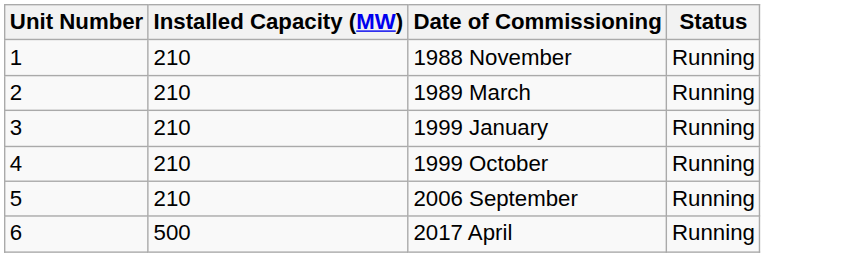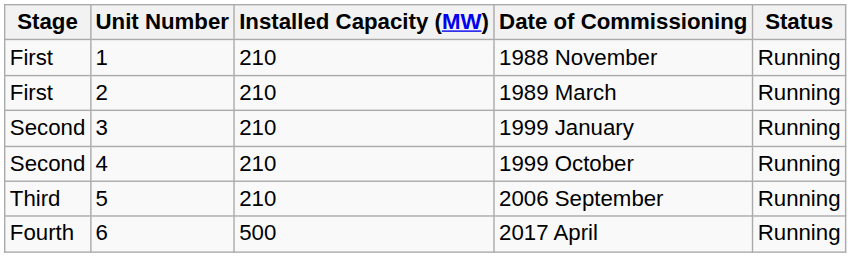+ column: (48, 22)
